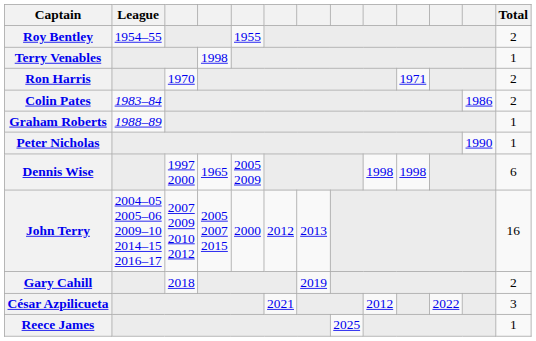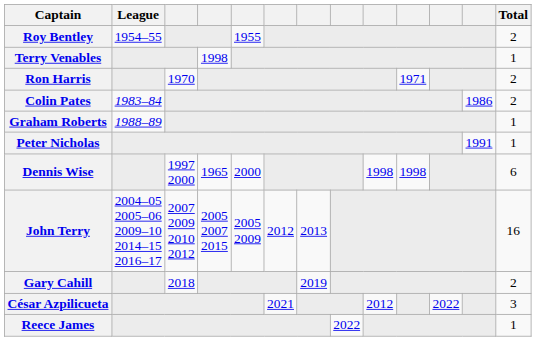(479, 143) 1990 -> (479, 143) 1991
(247, 171) 2005 2009 -> (247, 171) 2000
(247, 231) 2000 -> (247, 231) 2005 2009
(347, 325) 2025 -> (347, 325) 2022
